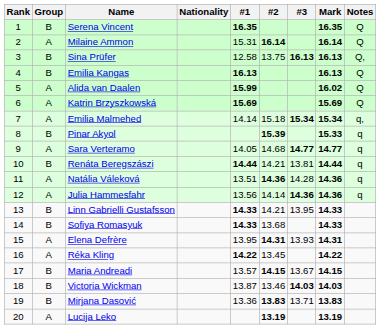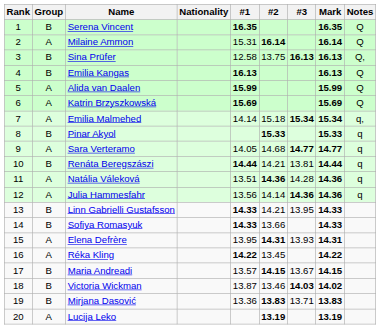(330, 88) 16.02 -> (330, 88) 15.99
(273, 133) 15.39 -> (273, 133) 15.33
(273, 225) 13.68 -> (273, 225) 13.66
(330, 286) 14.03 -> (330, 286) 14.02
